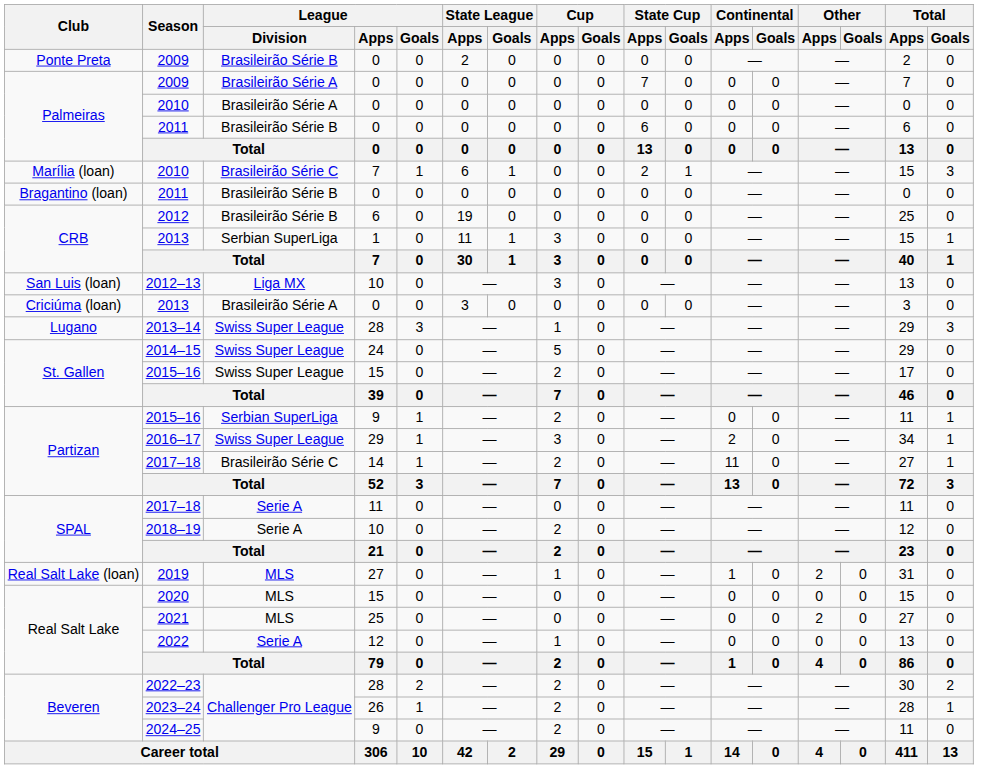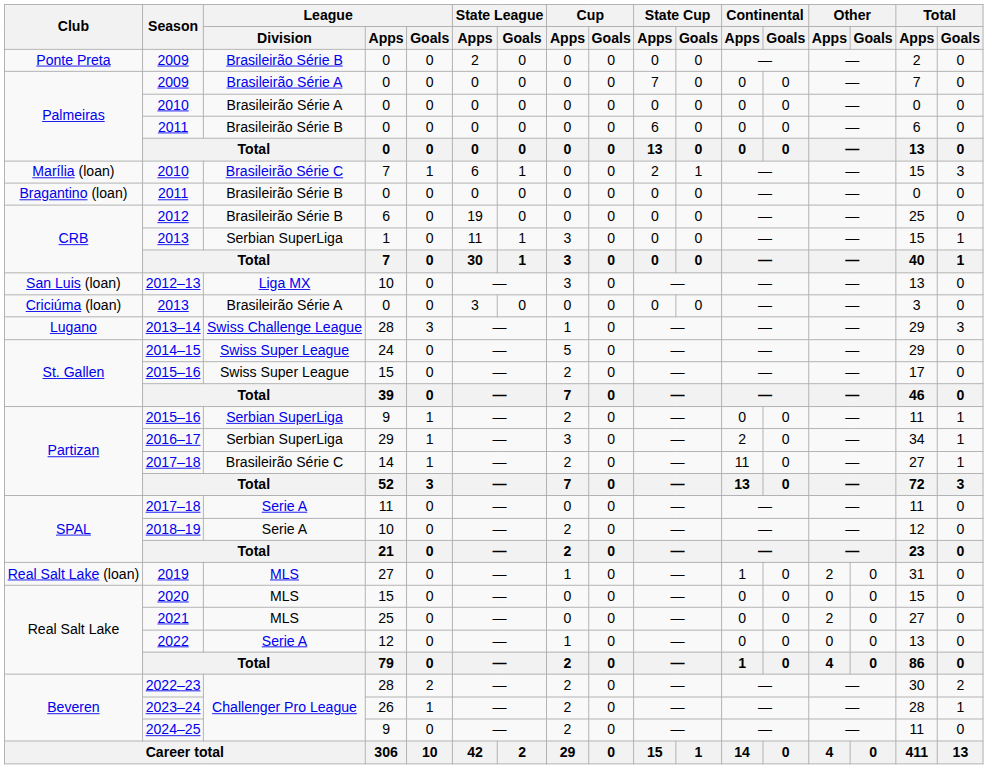(279, 328) Swiss Super League -> (284, 328) Swiss Challenge League
(279, 439) Swiss Super League -> (284, 439) Serbian SuperLiga
